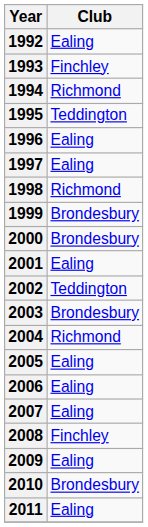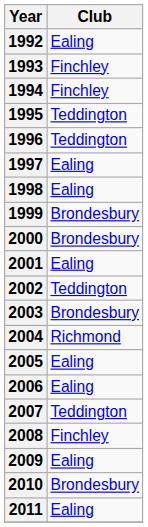(86, 90) Richmond -> (80, 90) Finchley
(72, 140) Ealing -> (89, 140) Teddington
(86, 189) Richmond -> (72, 189) Ealing
(72, 411) Ealing -> (89, 411) Teddington
